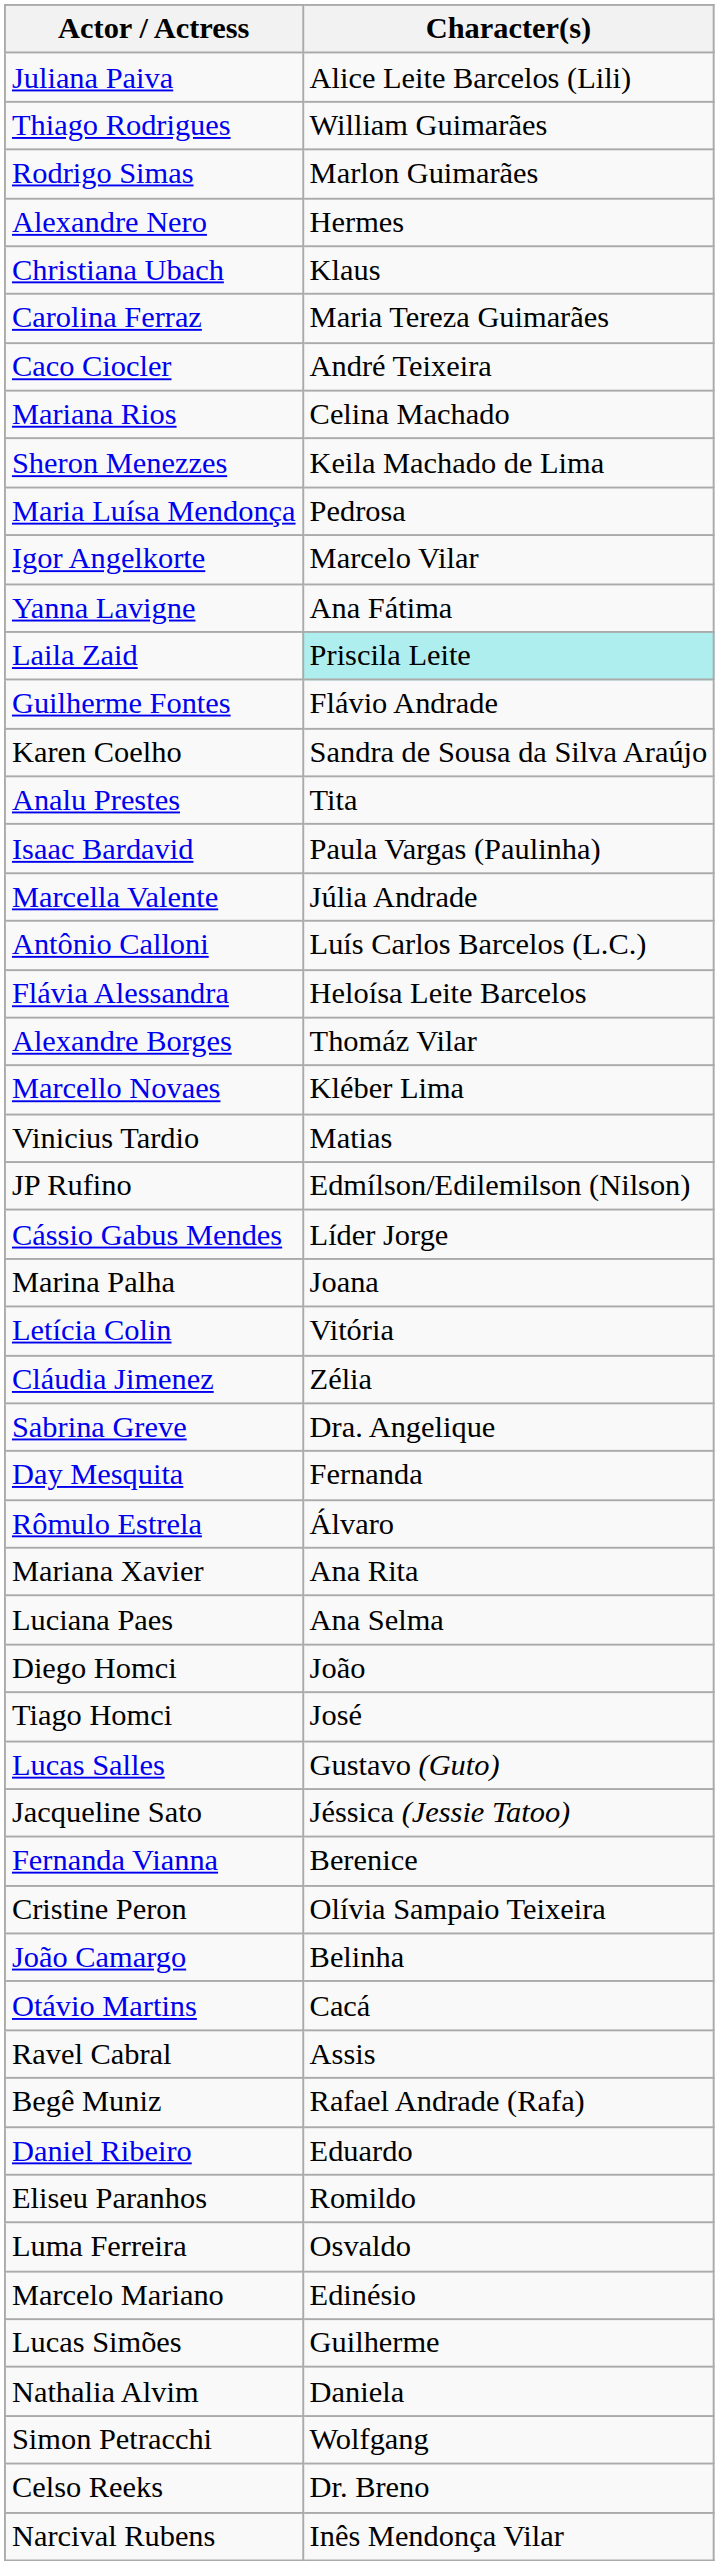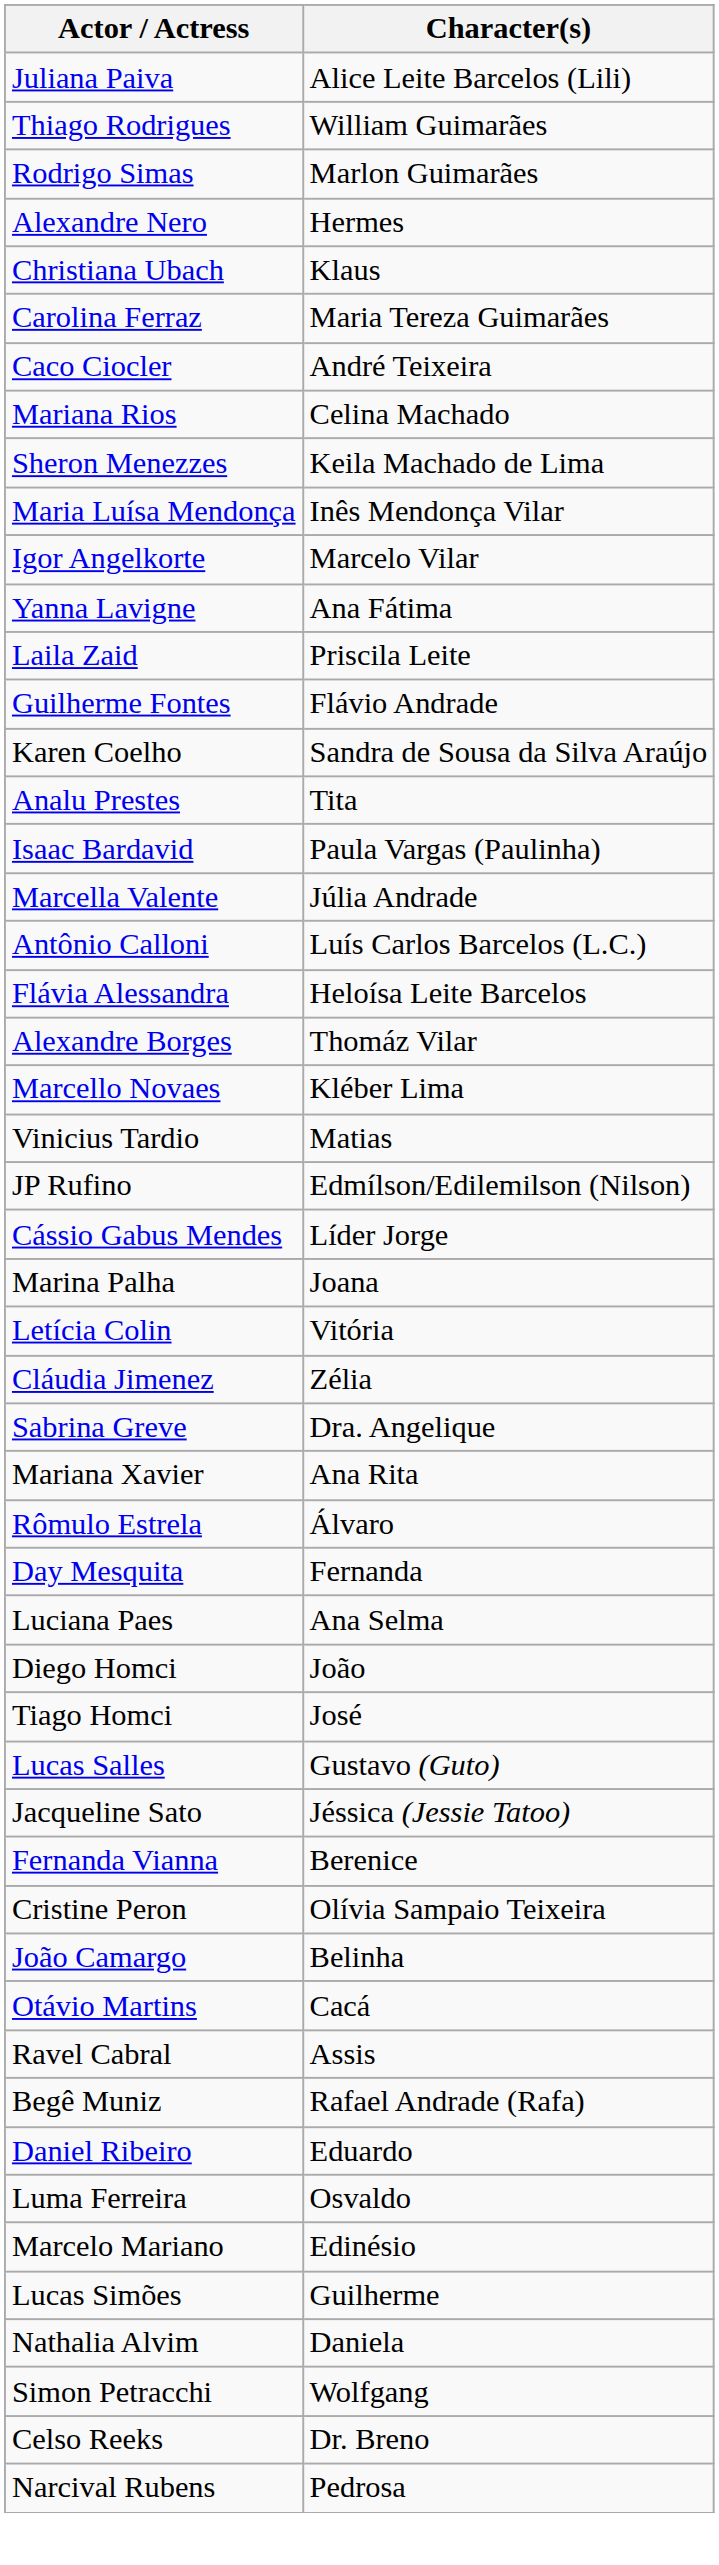(358, 510) Pedrosa -> (437, 510) Inês Mendonça Vilar
(390, 655) paleturquoise background -> (390, 655) no background
rows swapped: (98, 1474) <-> (108, 1571)
- row: (109, 2198)
(437, 2535) Inês Mendonça Vilar -> (358, 2487) Pedrosa
